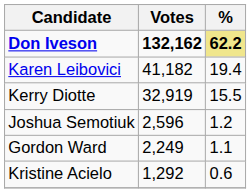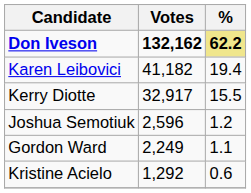(168, 95) 32,919 -> (168, 95) 32,917
